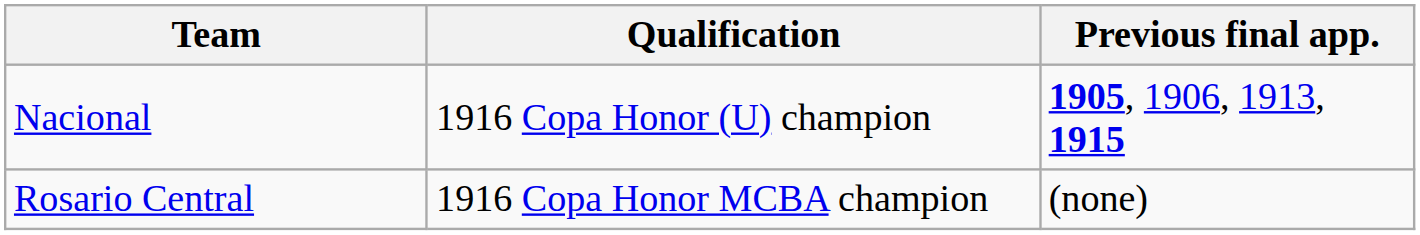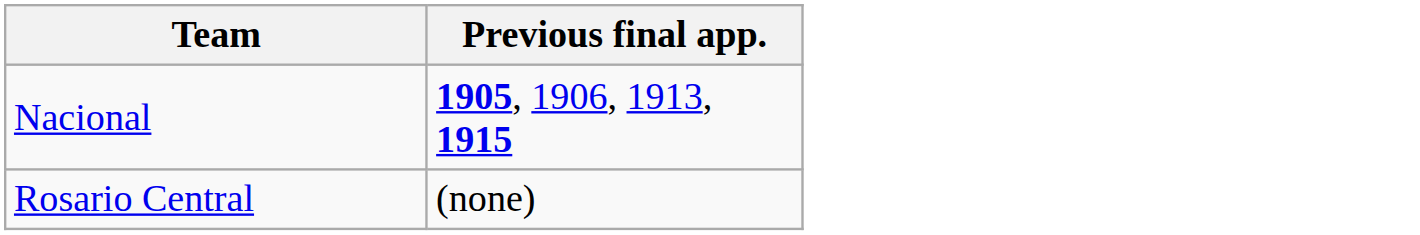- column: (734, 34)
